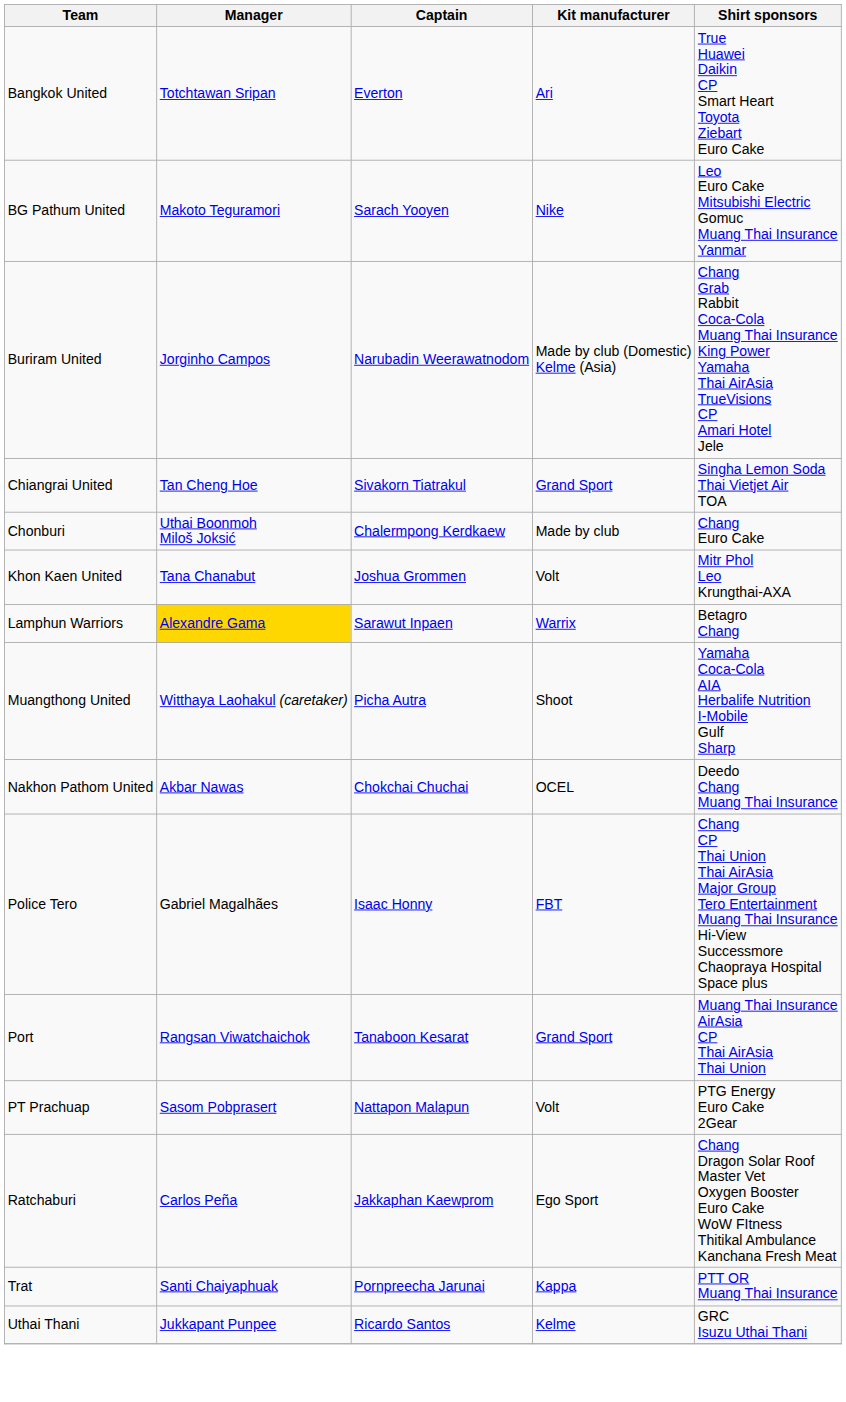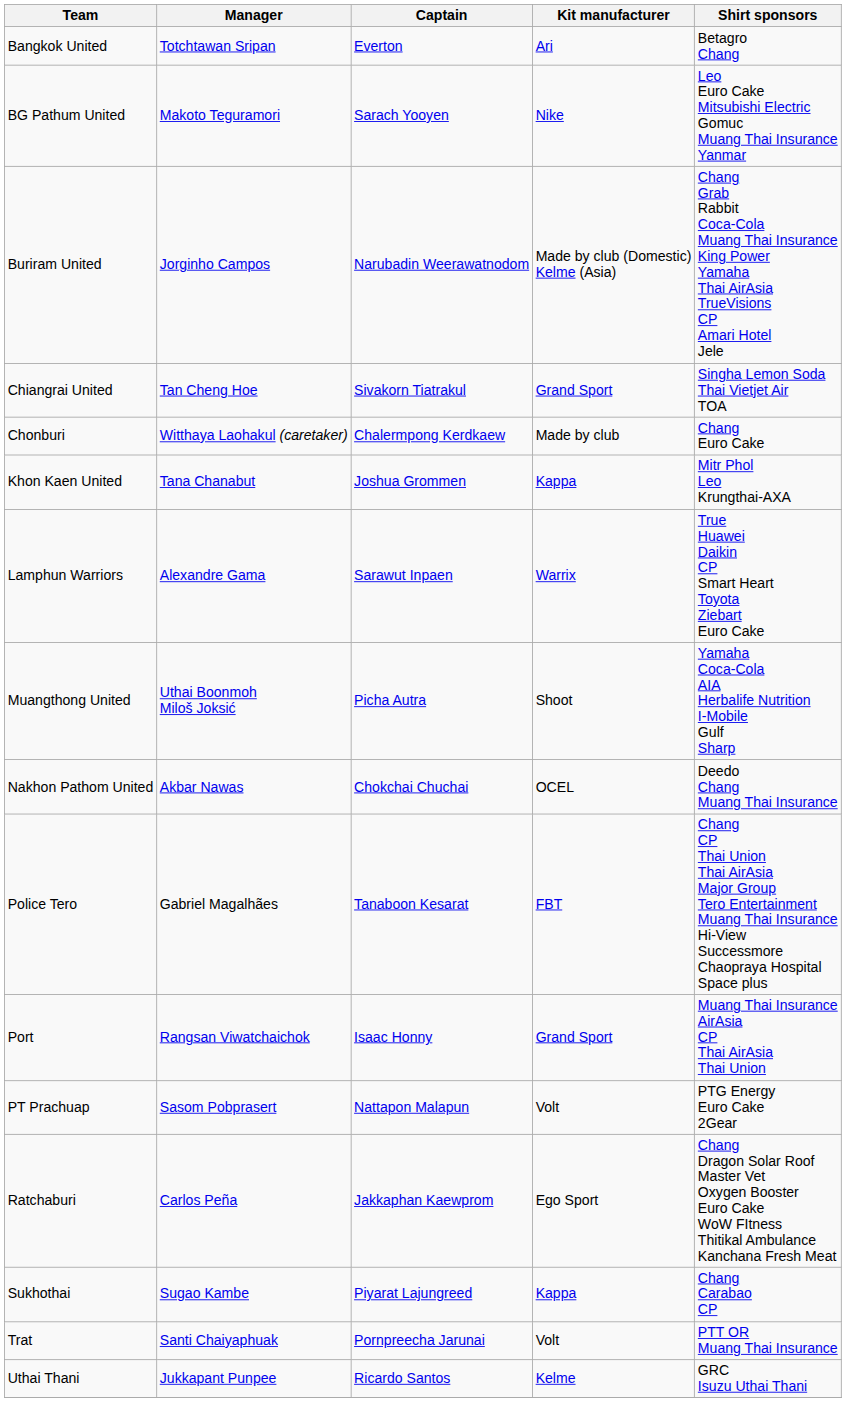(736, 93) True Huawei Daikin CP Smart Heart Toyota Ziebart Euro Cake -> (723, 45) Betagro Chang
(208, 531) Uthai Boonmoh Miloš Joksić -> (254, 436) Witthaya Laohakul (caretaker)
(547, 577) Volt -> (556, 482) Kappa
(213, 623) gold background -> (213, 575) no background
(723, 623) Betagro Chang -> (736, 575) True Huawei Daikin CP Smart Heart Toyota Ziebart Euro Cake
(254, 701) Witthaya Laohakul (caretaker) -> (208, 701) Uthai Boonmoh Miloš Joksić
(393, 904) Isaac Honny -> (411, 904) Tanaboon Kesarat
(411, 1037) Tanaboon Kesarat -> (393, 1037) Isaac Honny
+ row: (39, 1294)
(556, 1286) Kappa -> (547, 1340) Volt
